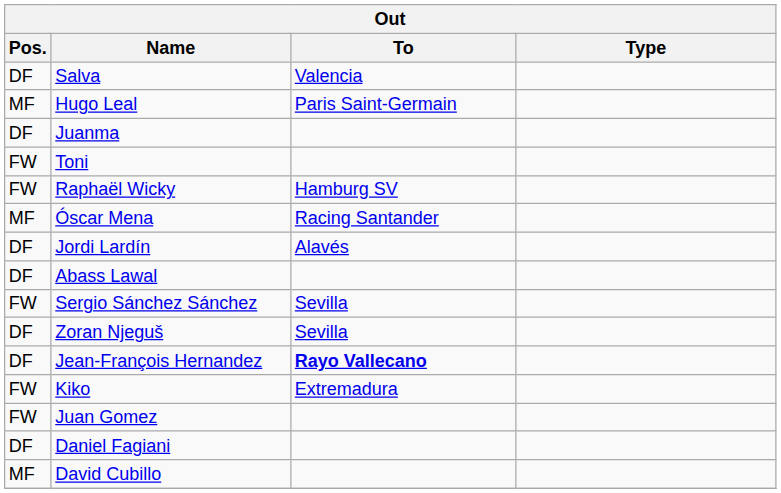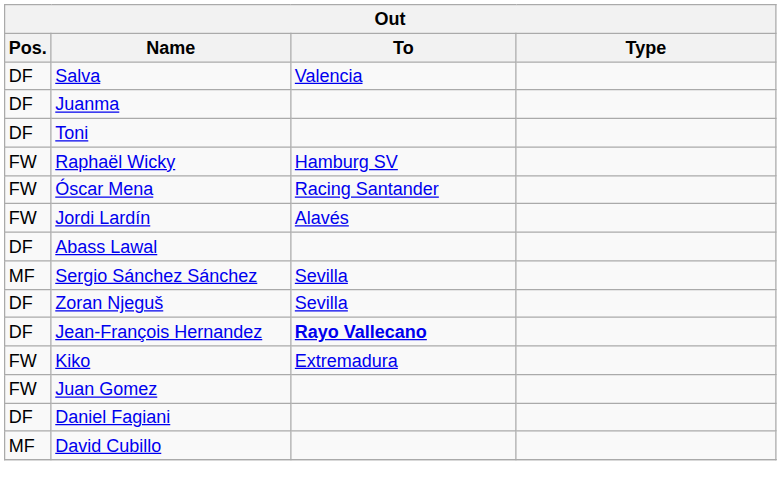- row: (96, 105)
(23, 161) FW -> (21, 133) DF
(22, 218) MF -> (23, 190) FW
(21, 247) DF -> (23, 218) FW
(23, 304) FW -> (22, 275) MF
